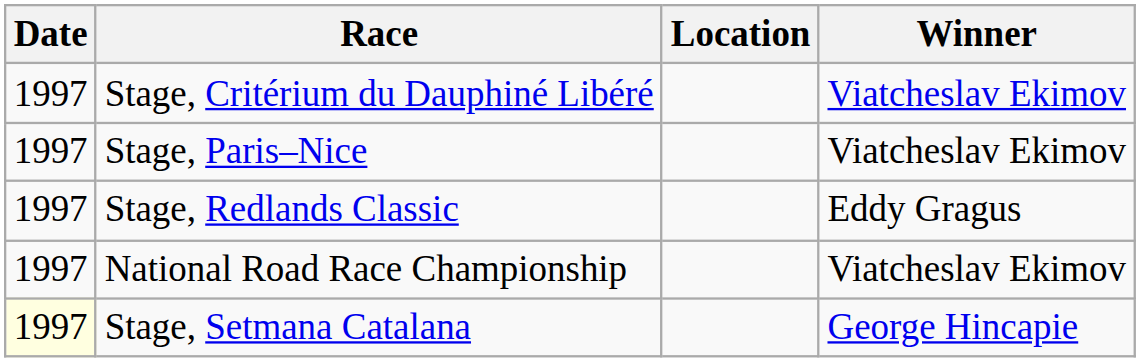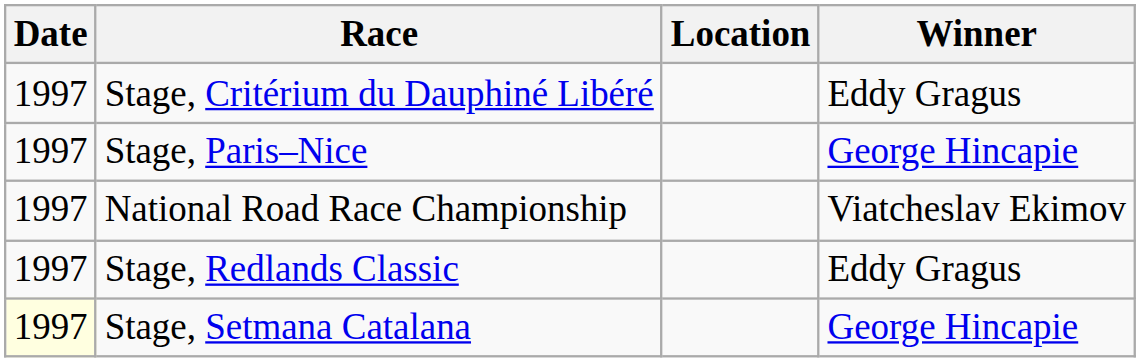(977, 92) Viatcheslav Ekimov -> (924, 92) Eddy Gragus
(977, 151) Viatcheslav Ekimov -> (953, 151) George Hincapie
rows swapped: (282, 209) <-> (366, 268)
